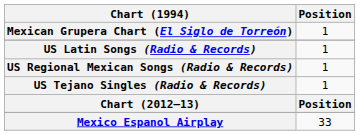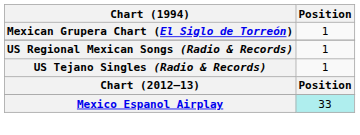- row: (150, 49)
(325, 121) no background -> (325, 103) paleturquoise background
